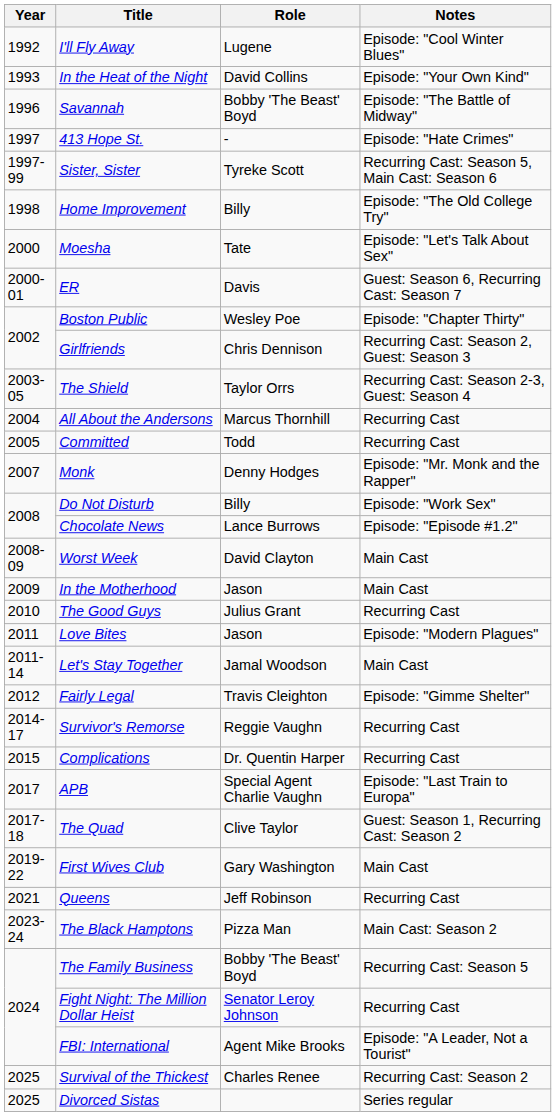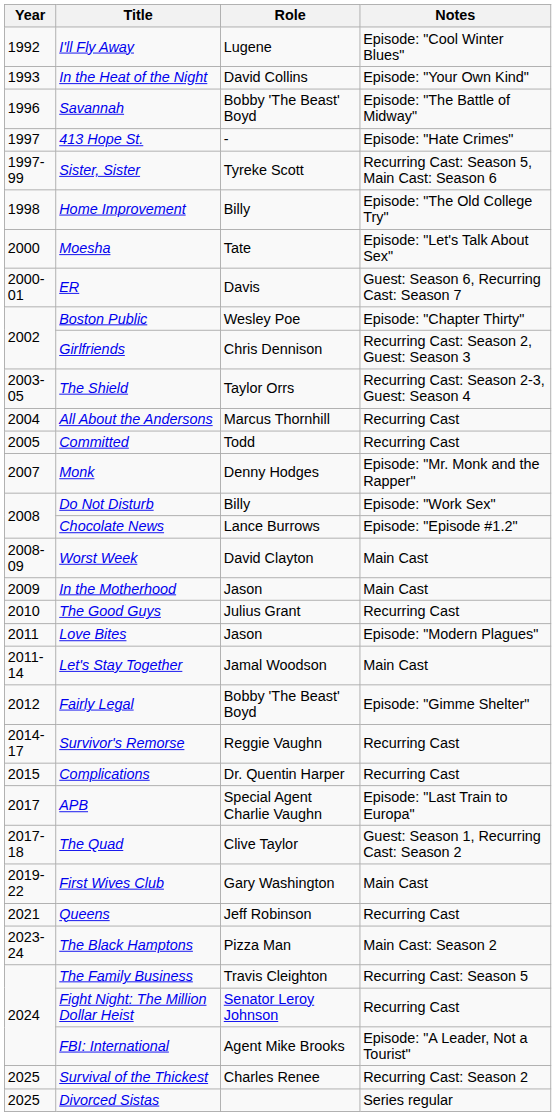(276, 696) Travis Cleighton -> (282, 704) Bobby 'The Beast' Boyd
(282, 968) Bobby 'The Beast' Boyd -> (276, 976) Travis Cleighton
